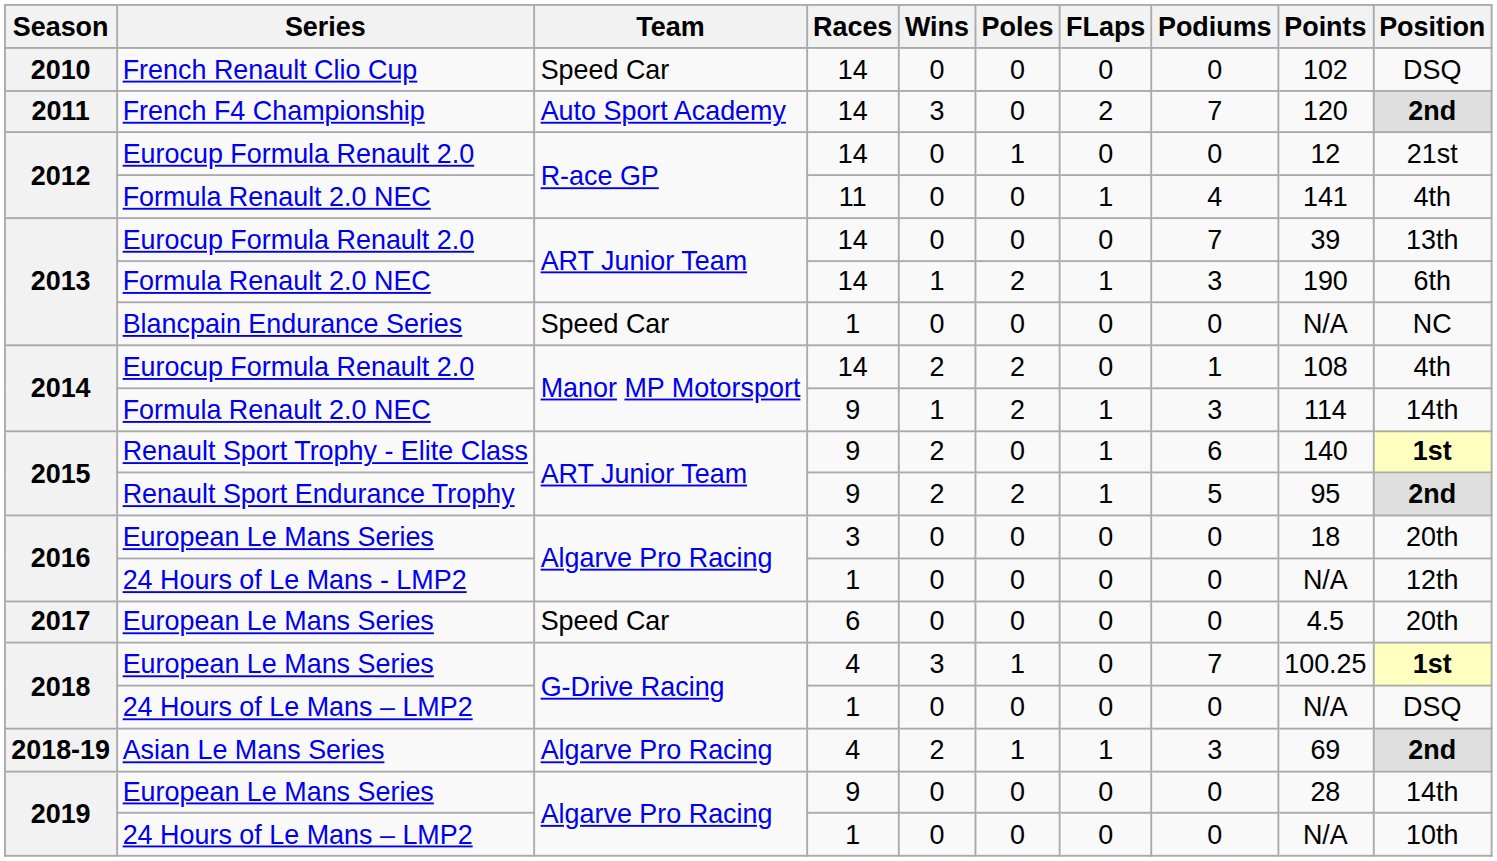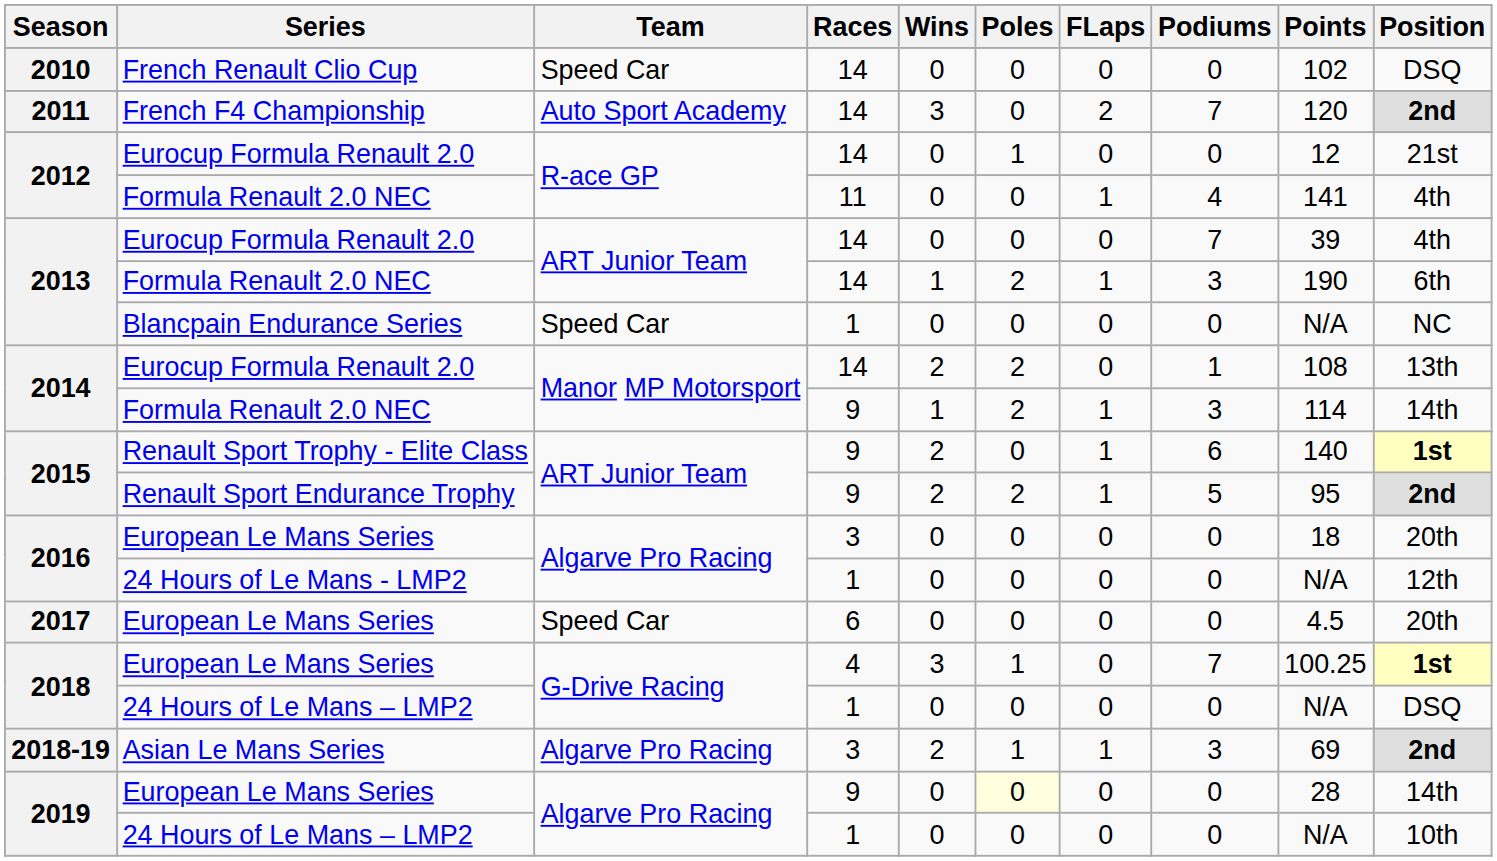(1432, 239) 13th -> (1432, 239) 4th
(1432, 367) 4th -> (1432, 367) 13th
(853, 750) 4 -> (853, 750) 3
(1017, 792) no background -> (1017, 792) lightyellow background
